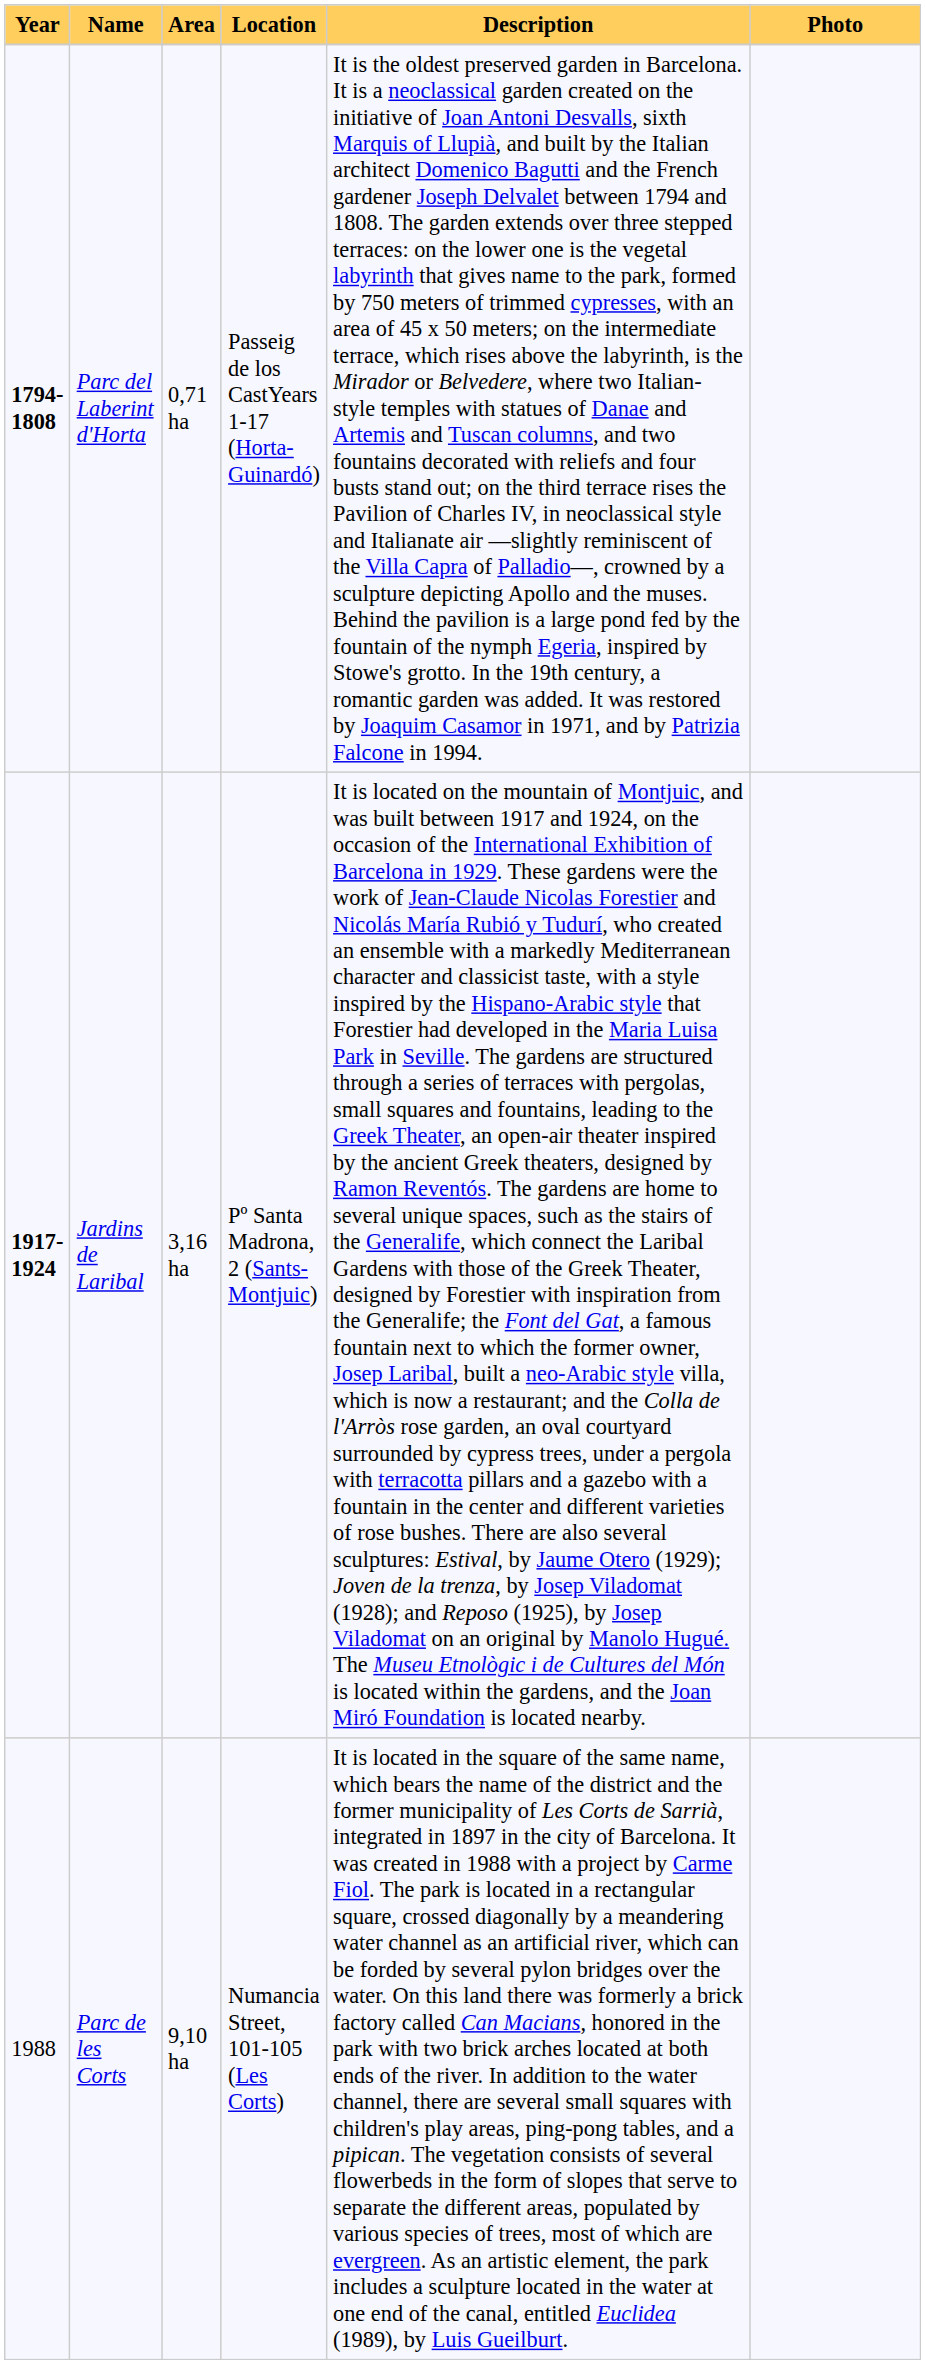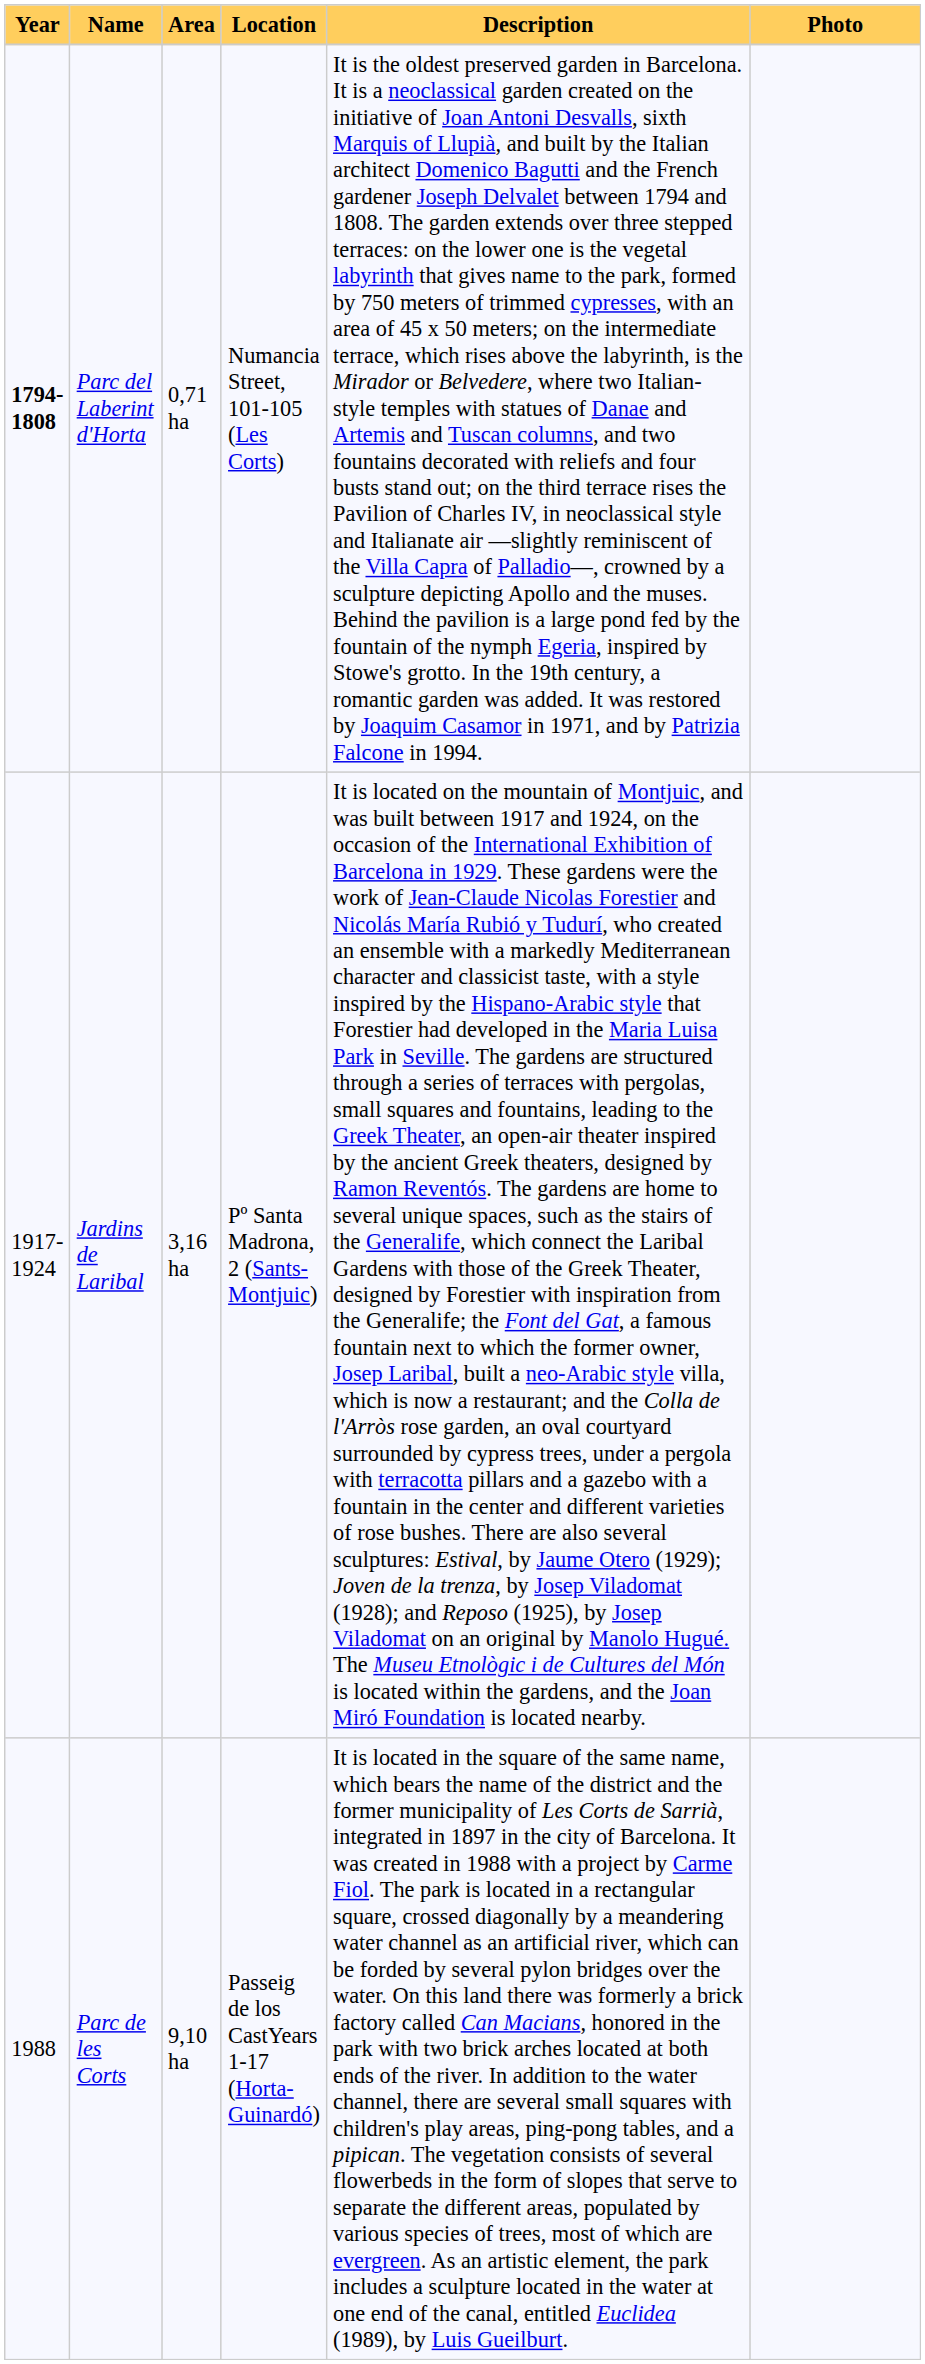(274, 408) Passeig de los CastYears 1-17 (Horta-Guinardó) -> (274, 408) Numancia Street, 101-105 (Les Corts)
(37, 1254) bold -> (37, 1254) normal
(274, 2048) Numancia Street, 101-105 (Les Corts) -> (274, 2048) Passeig de los CastYears 1-17 (Horta-Guinardó)
